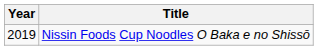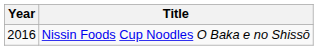(22, 34) 2019 -> (22, 34) 2016
